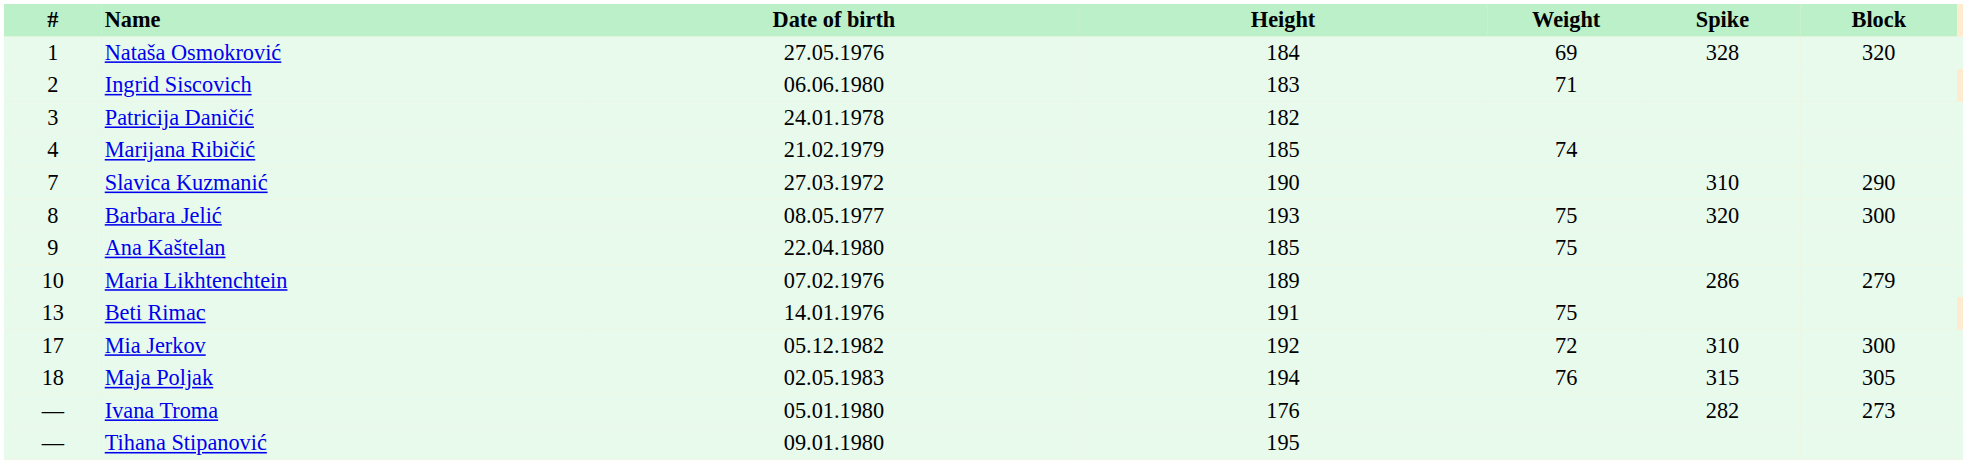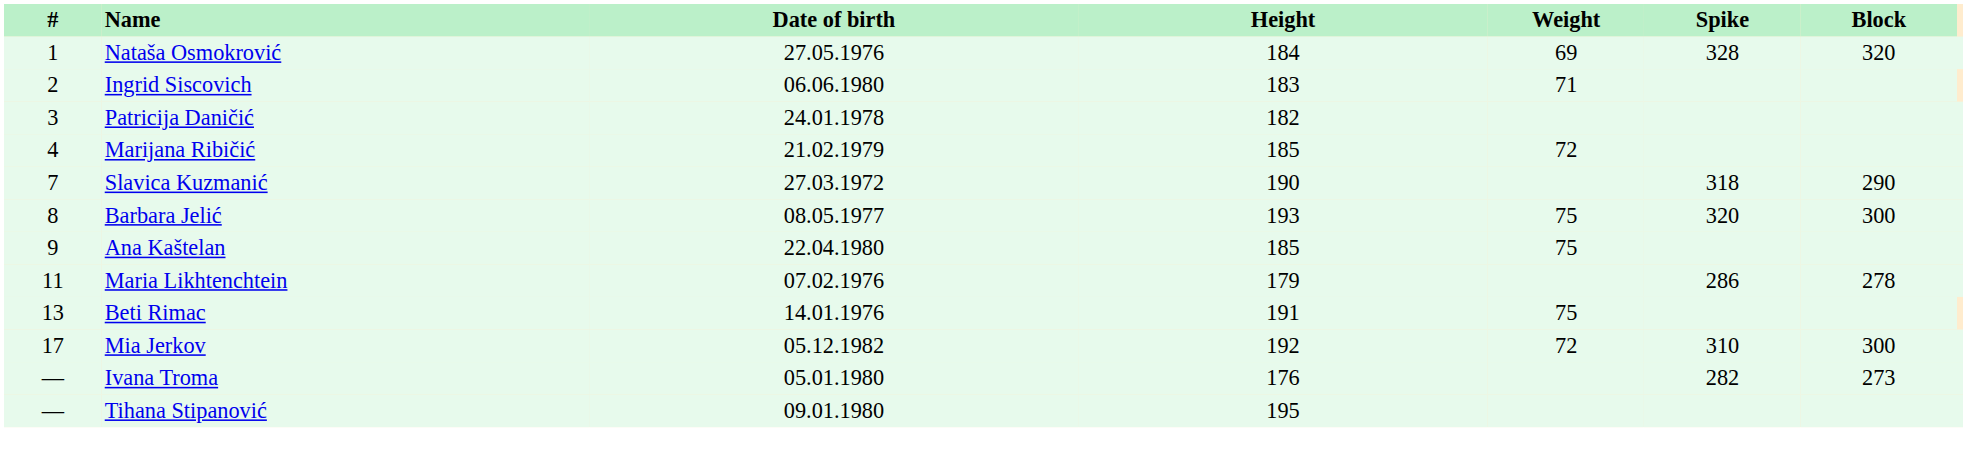(1566, 150) 74 -> (1566, 150) 72
(1722, 182) 310 -> (1722, 182) 318
(53, 280) 10 -> (53, 280) 11
(1283, 280) 189 -> (1283, 280) 179
(1879, 280) 279 -> (1879, 280) 278
- row: (159, 378)
